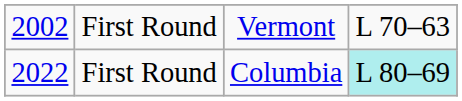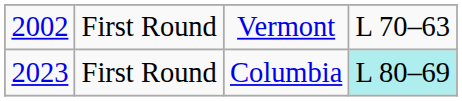(40, 72) 2022 -> (40, 72) 2023
